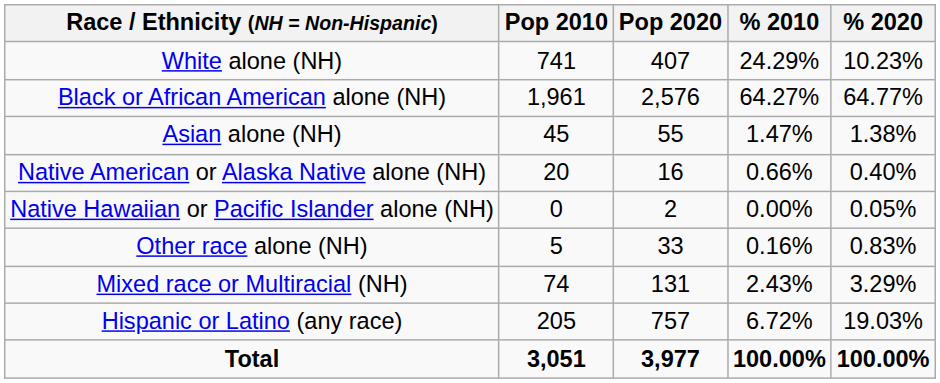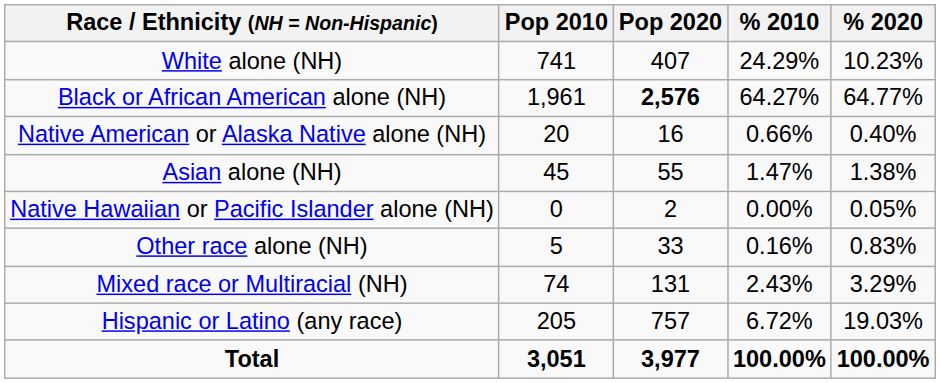(670, 97) normal -> (670, 97) bold
rows swapped: (252, 172) <-> (252, 135)
